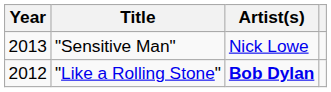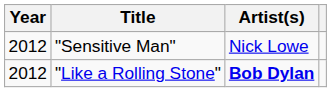(28, 45) 2013 -> (28, 45) 2012
